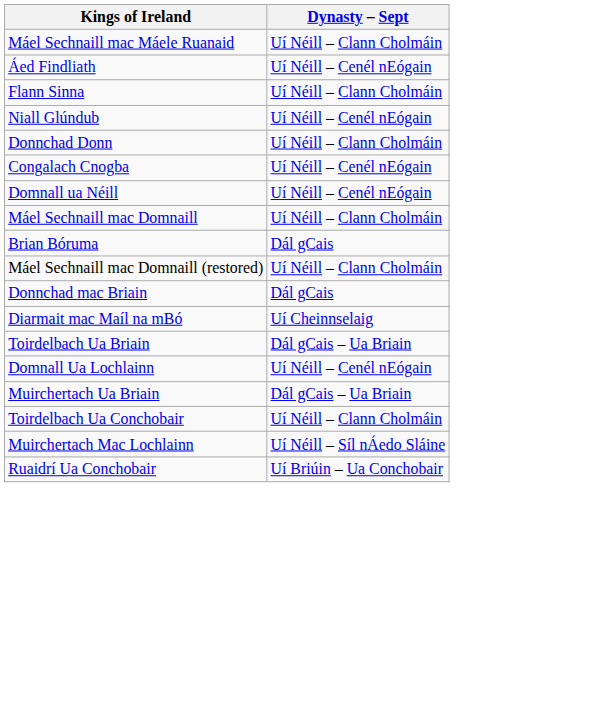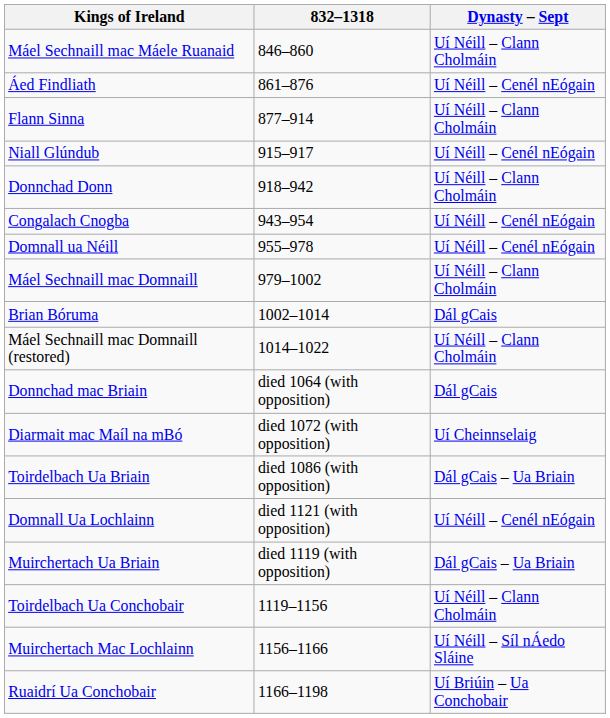+ column: (342, 17)
